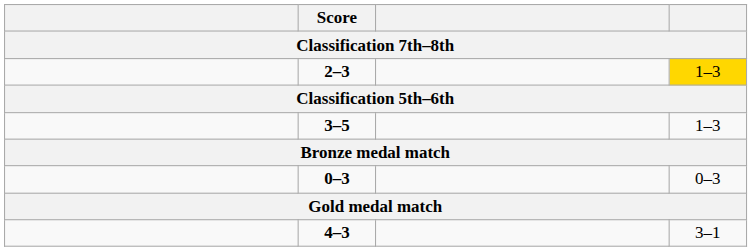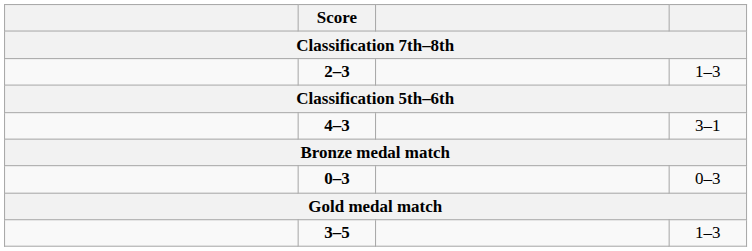(708, 71) gold background -> (708, 71) no background
rows swapped: (337, 233) <-> (337, 125)
